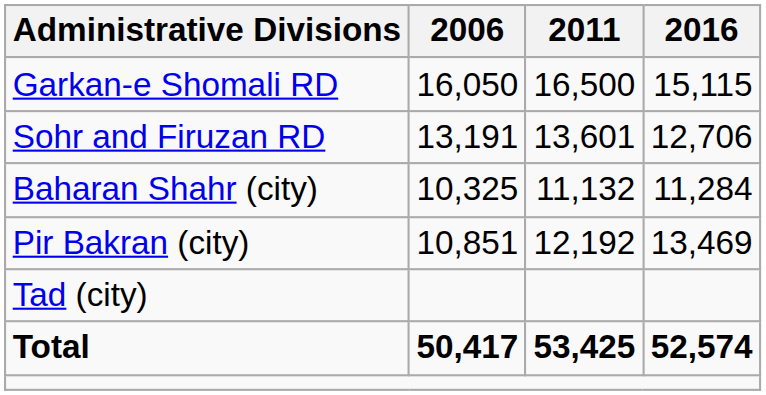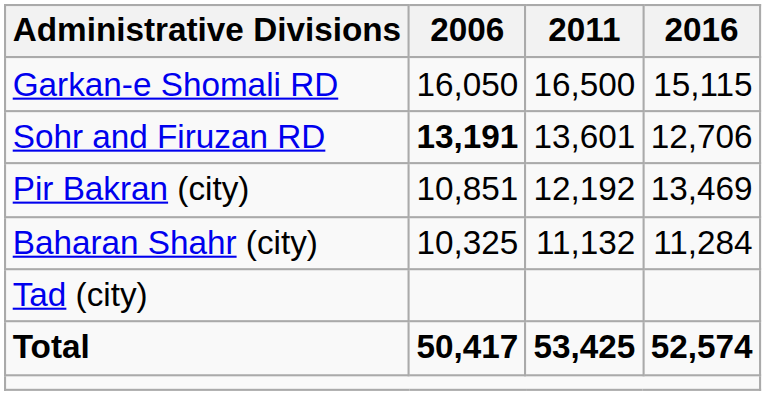(467, 136) normal -> (467, 136) bold
rows swapped: (165, 189) <-> (131, 242)
